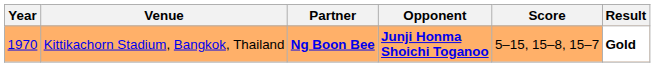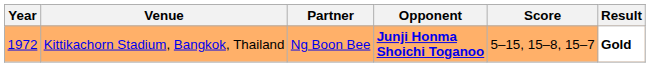(22, 44) 1970 -> (22, 44) 1972
(333, 44) bold -> (331, 44) normal
